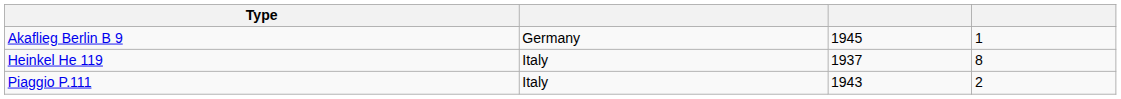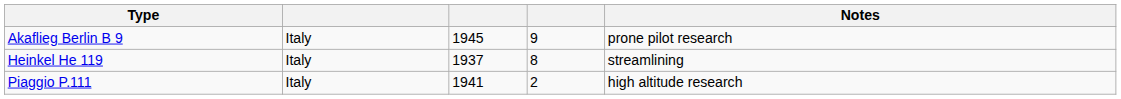+ column: (860, 15)
(551, 37) Germany -> (298, 37) Italy
(979, 37) 1 -> (534, 37) 9
(847, 82) 1943 -> (468, 82) 1941
